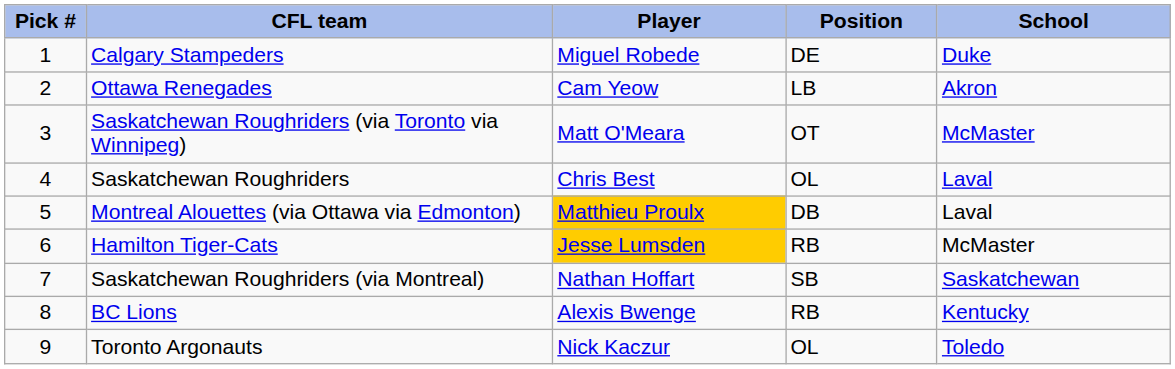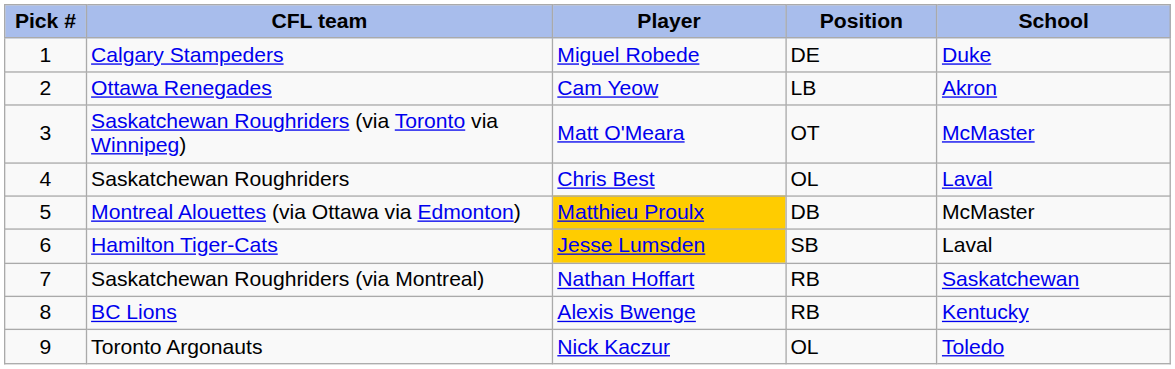(967, 212) Laval -> (988, 212) McMaster
(805, 245) RB -> (805, 245) SB
(988, 245) McMaster -> (967, 245) Laval
(805, 279) SB -> (805, 279) RB
